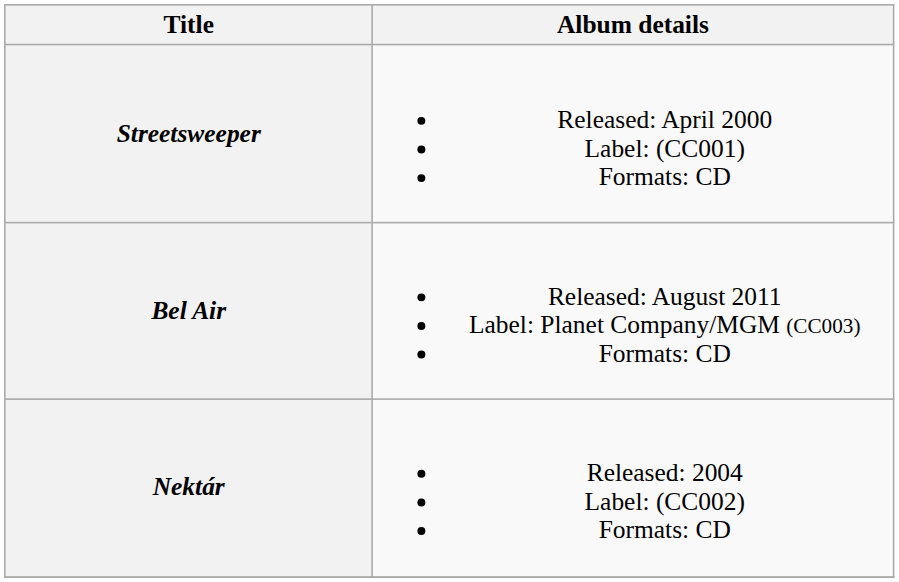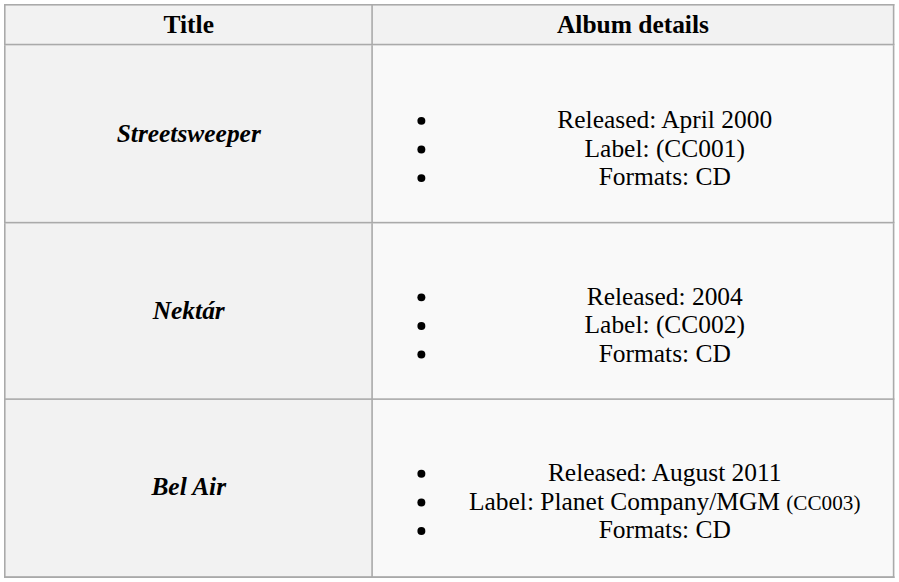rows swapped: (189, 487) <-> (189, 310)
